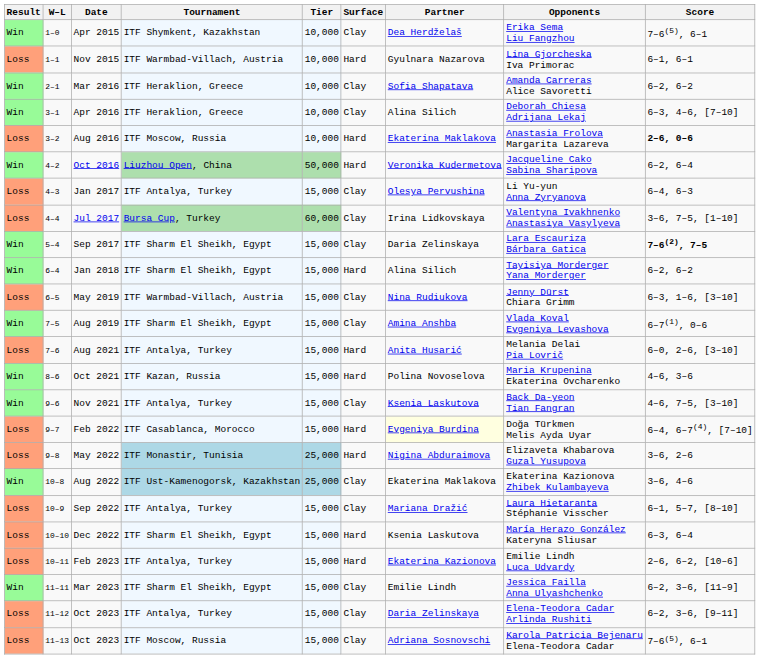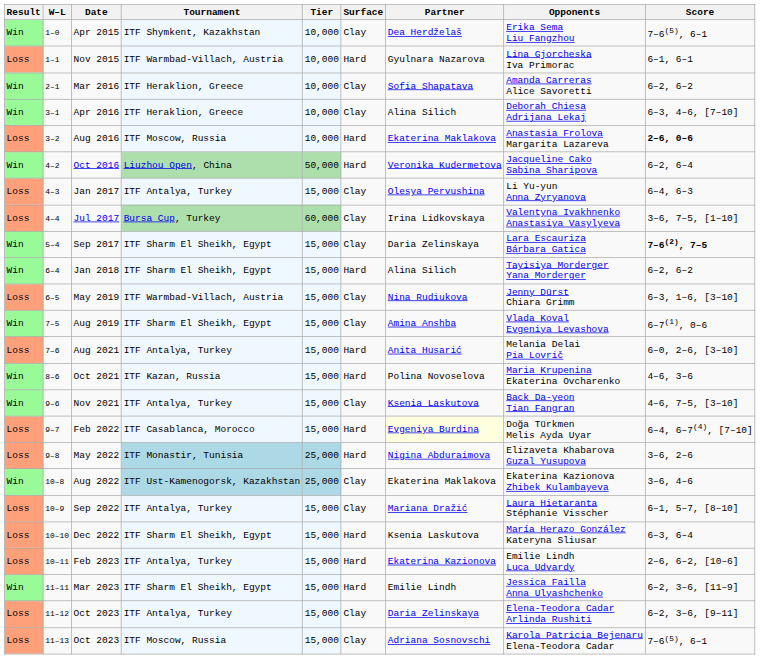(355, 588) Clay -> (355, 588) Hard
